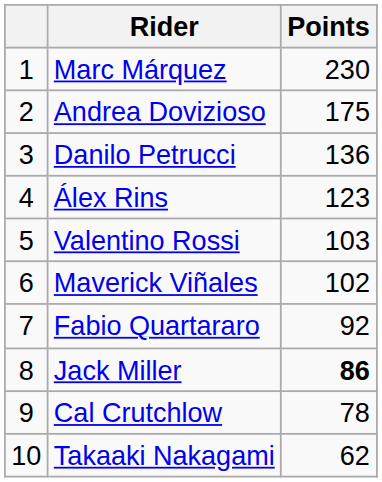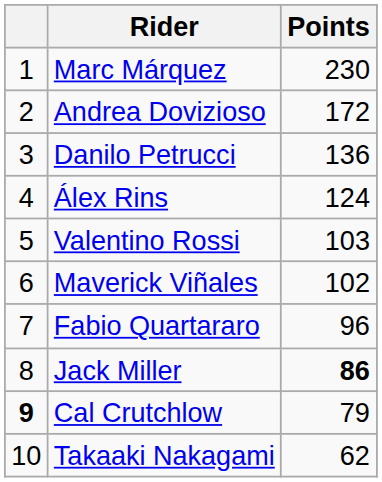(347, 112) 175 -> (347, 112) 172
(347, 198) 123 -> (347, 198) 124
(355, 326) 92 -> (355, 326) 96
(26, 412) normal -> (26, 412) bold
(355, 412) 78 -> (355, 412) 79
